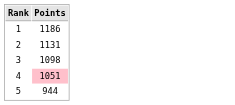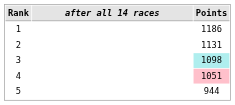+ column: (112, 13)
(50, 61) no background -> (212, 61) paleturquoise background
